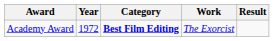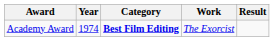(88, 28) 1972 -> (88, 28) 1974
